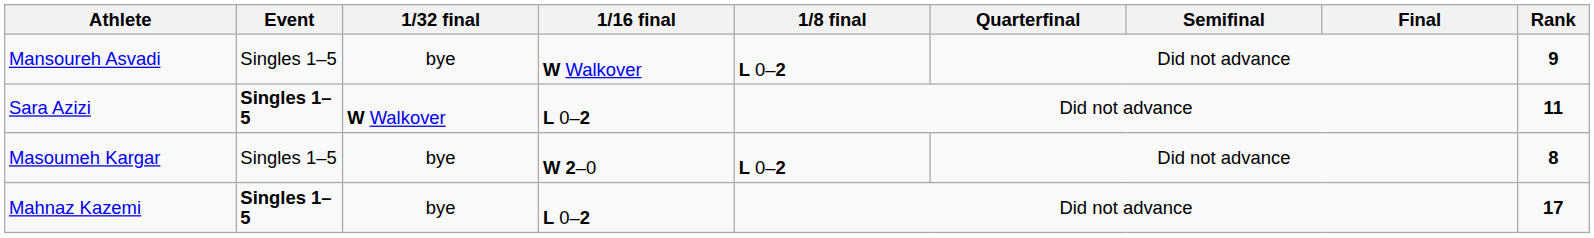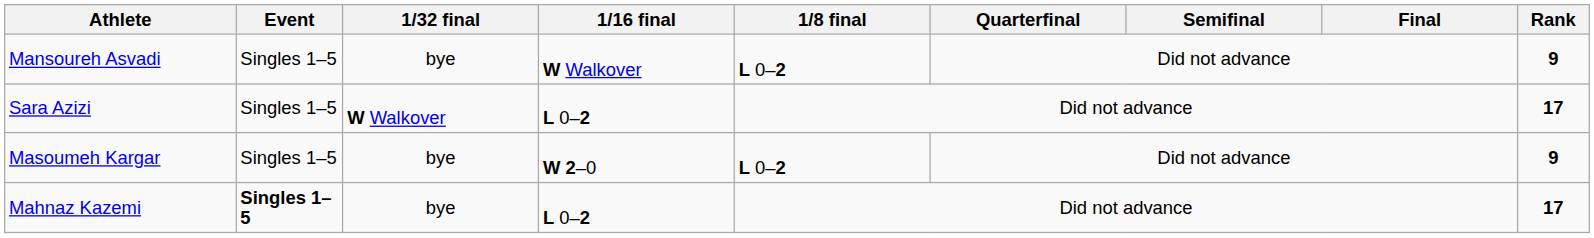(286, 109) bold -> (288, 109) normal
(1553, 109) 11 -> (1553, 109) 17
(1553, 158) 8 -> (1553, 158) 9
